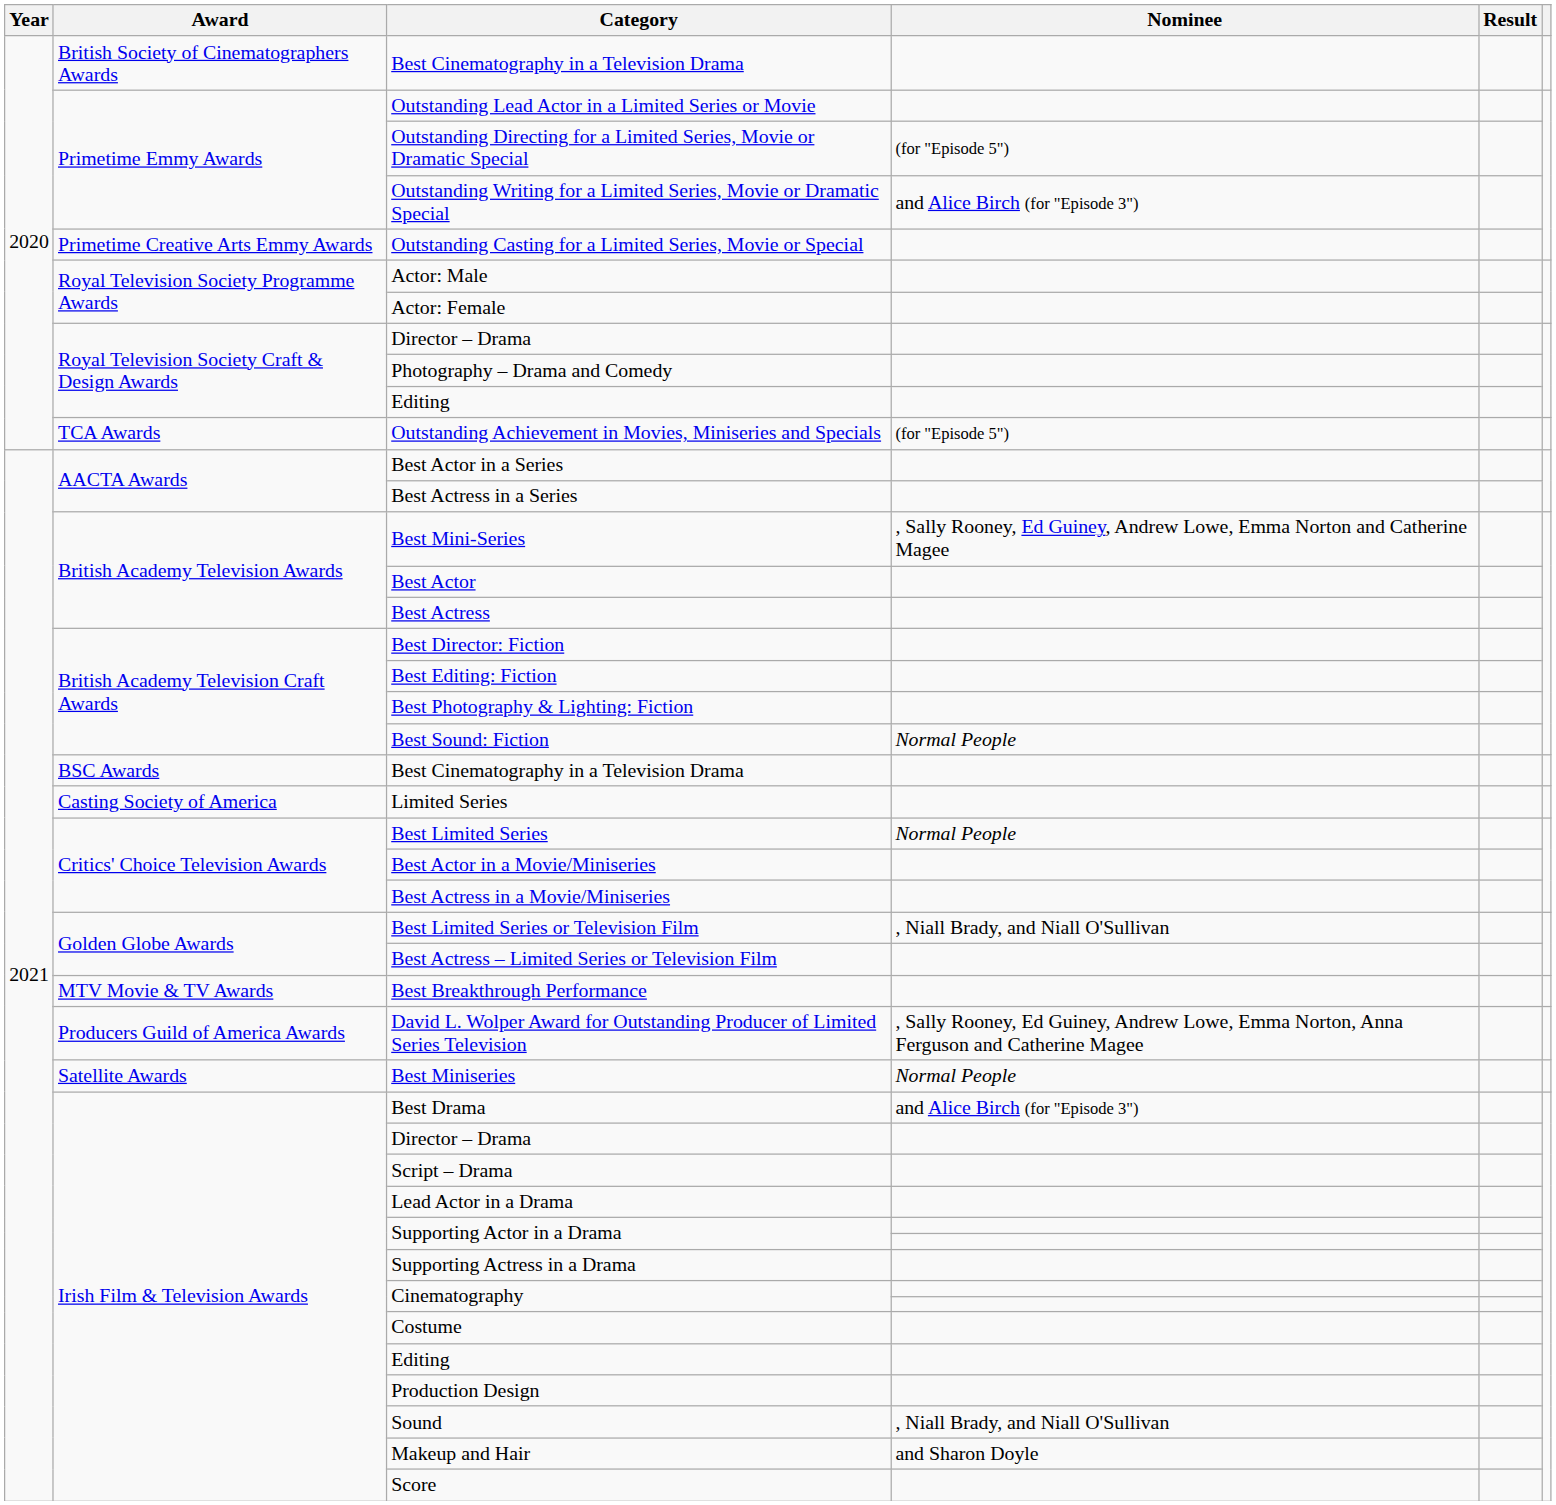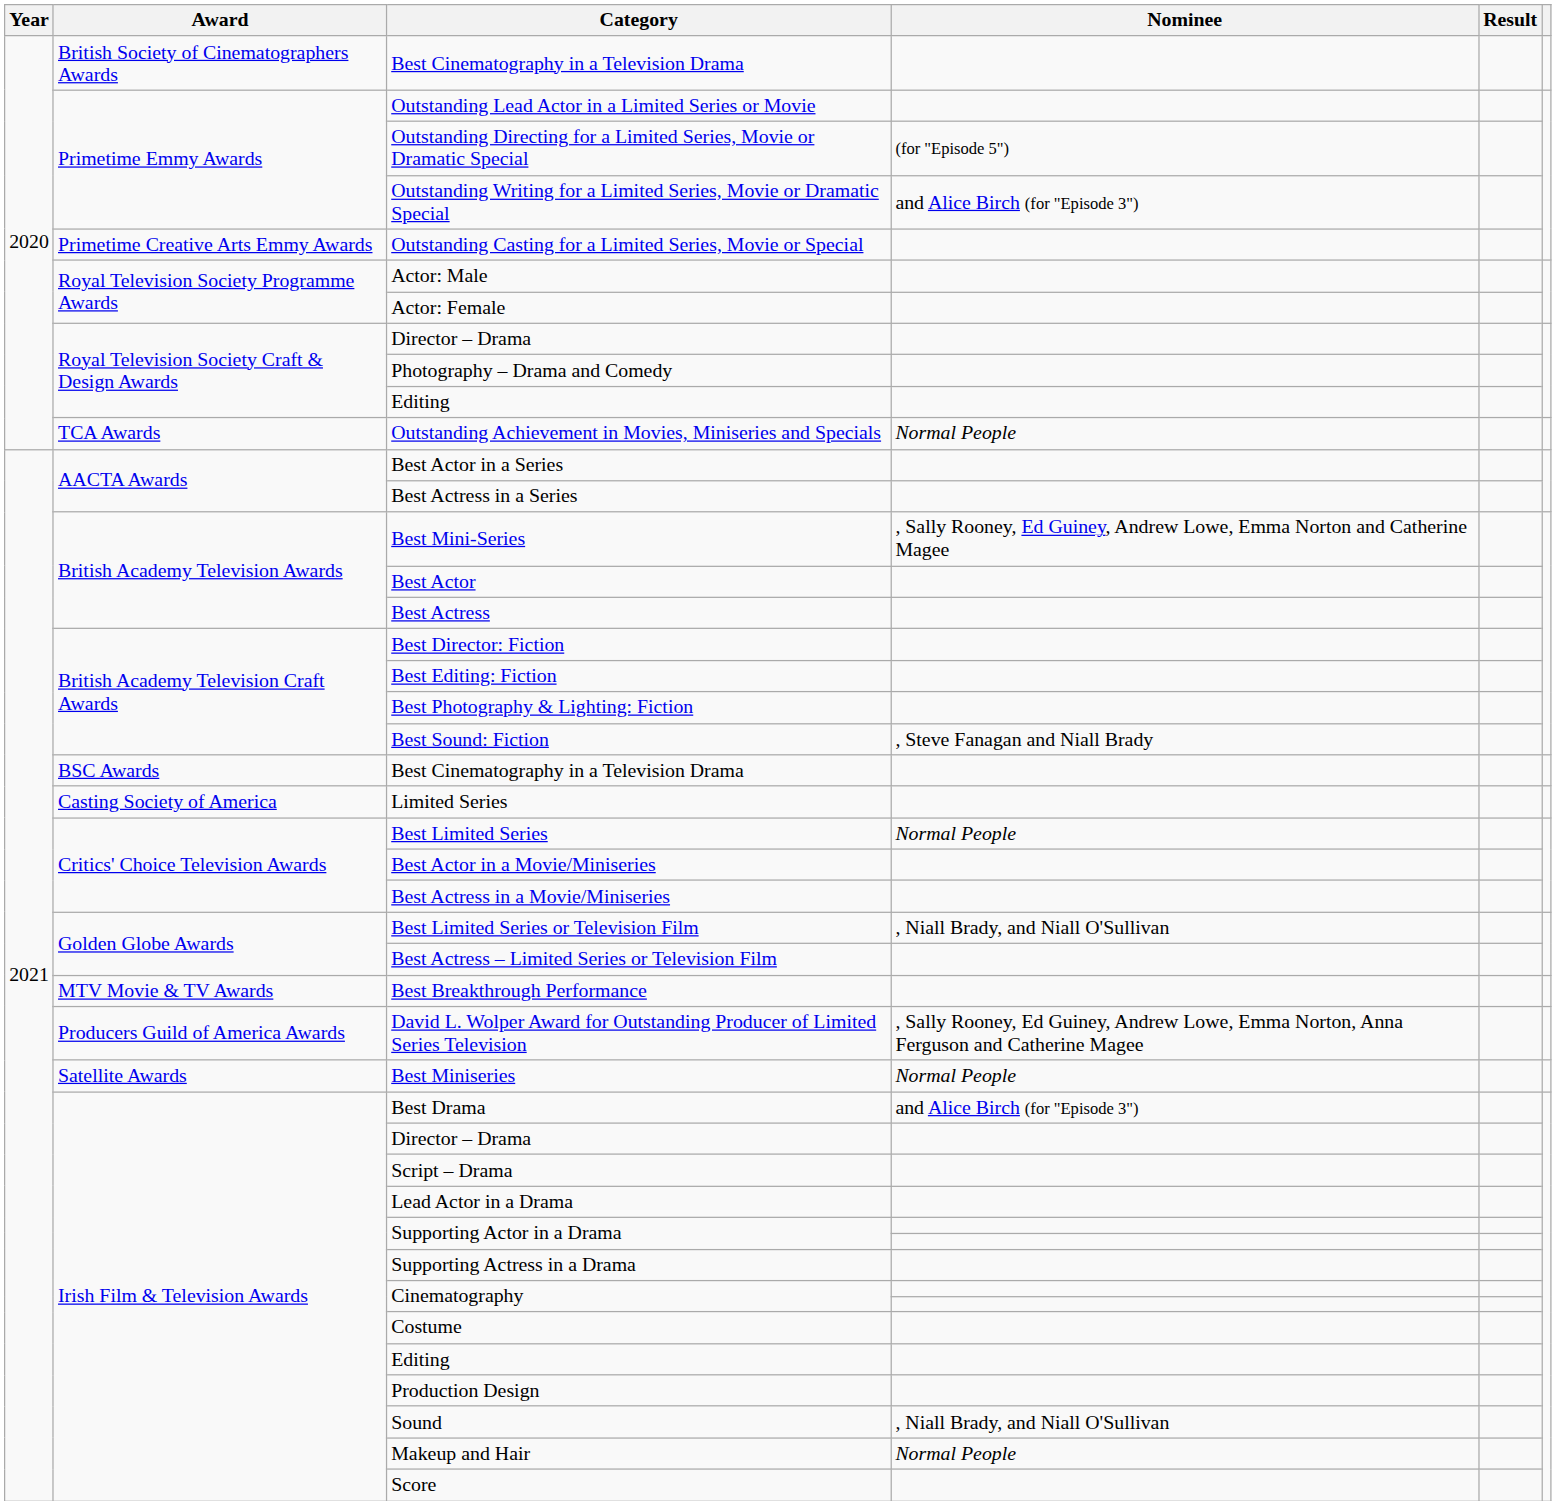(952, 434) (for "Episode 5") -> (956, 433) Normal People
(956, 738) Normal People -> (1024, 738) , Steve Fanagan and Niall Brady
(967, 1453) and Sharon Doyle -> (956, 1453) Normal People
